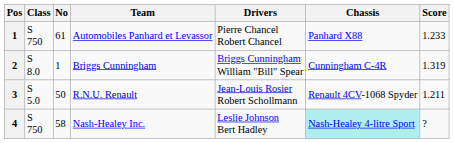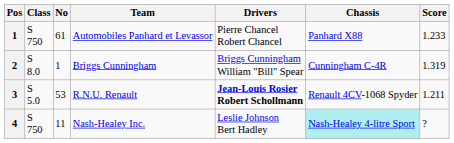(61, 94) 50 -> (61, 94) 53
(257, 94) normal -> (260, 94) bold
(61, 124) 58 -> (60, 124) 11
